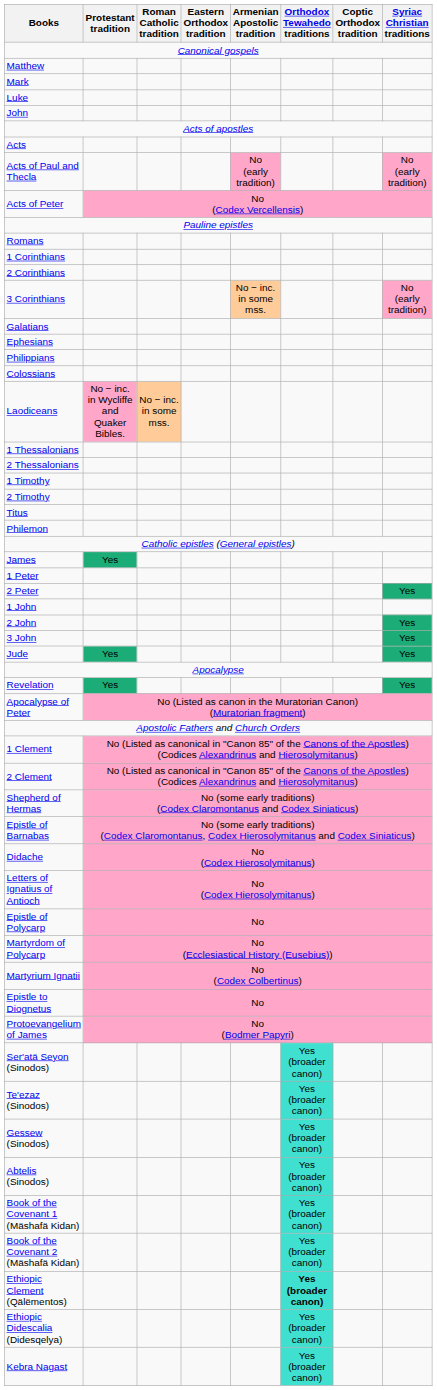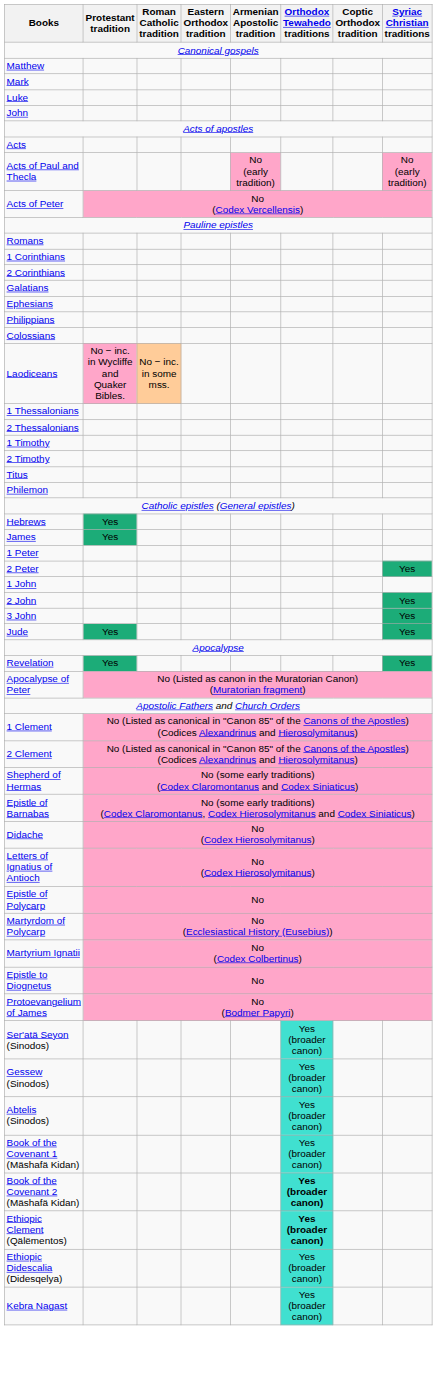- row: (36, 299)
+ row: (26, 521)
- row: (28, 1100)
(307, 1252) normal -> (307, 1192) bold
